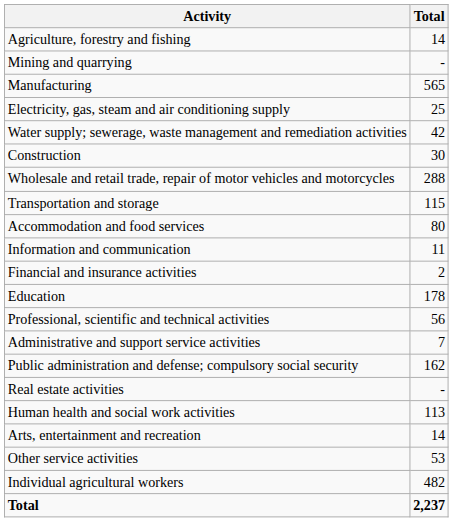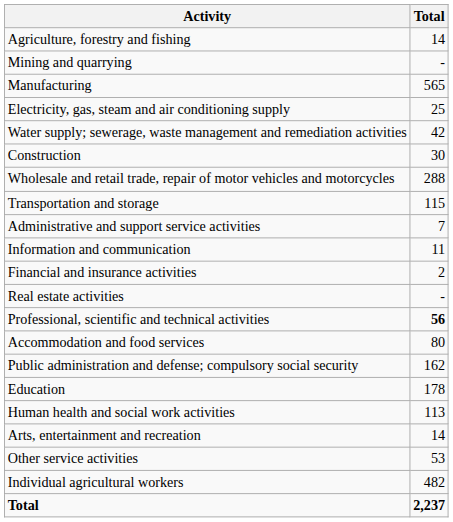rows swapped: (106, 226) <-> (134, 342)
rows swapped: (66, 389) <-> (36, 296)
(438, 319) normal -> (438, 319) bold
